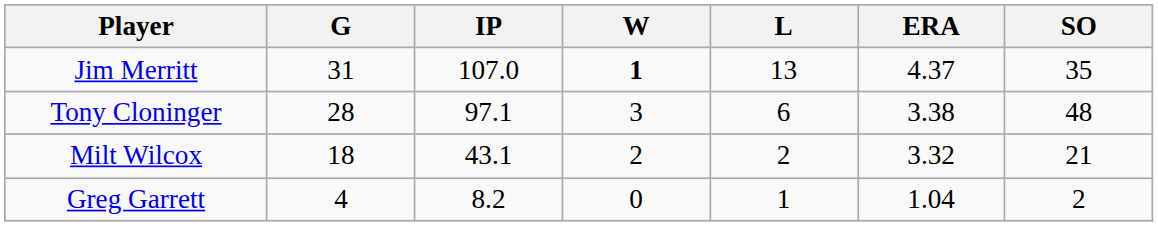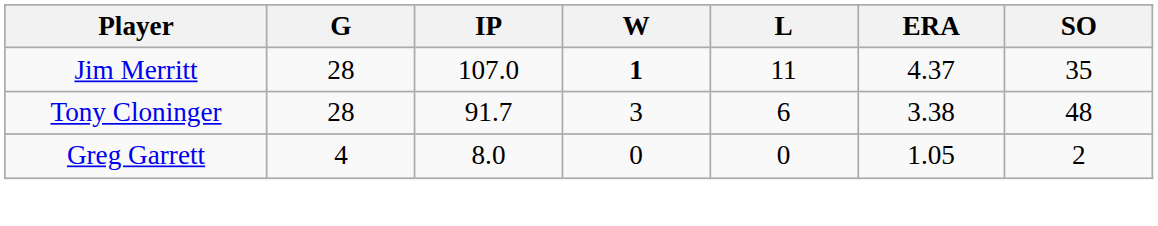(341, 69) 31 -> (341, 69) 28
(784, 69) 13 -> (784, 69) 11
(489, 112) 97.1 -> (489, 112) 91.7
- row: (136, 155)
(488, 198) 8.2 -> (488, 155) 8.0
(784, 198) 1 -> (784, 155) 0
(931, 198) 1.04 -> (931, 155) 1.05
